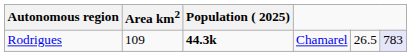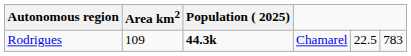(365, 41) 26.5 -> (365, 41) 22.5
(393, 41) lavender background -> (393, 41) no background
